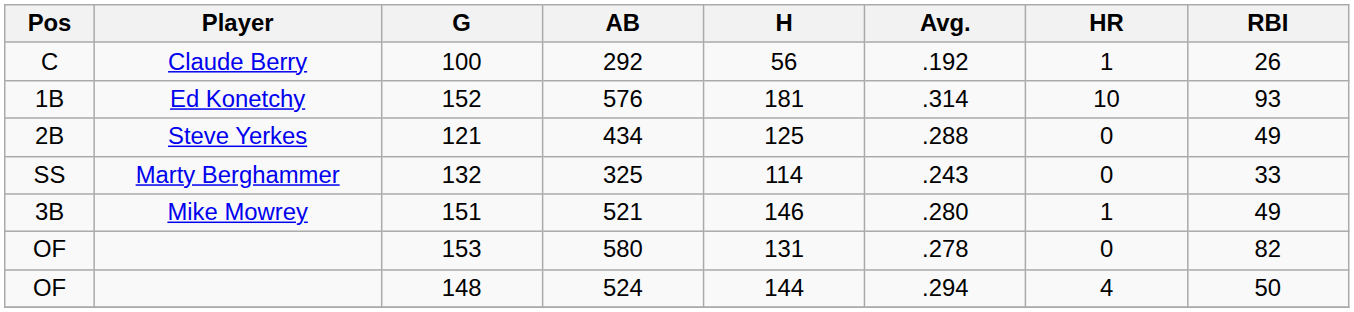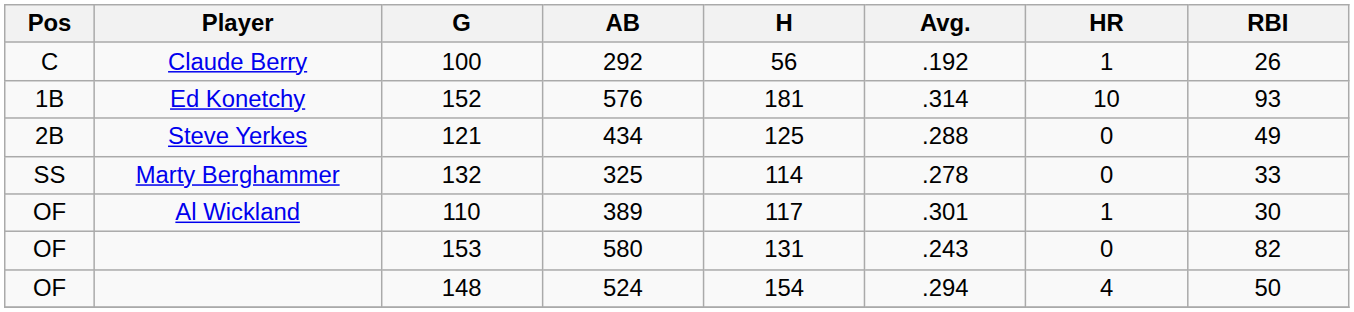(945, 174) .243 -> (945, 174) .278
- row: (462, 212)
+ row: (462, 212)
(945, 250) .278 -> (945, 250) .243
(784, 288) 144 -> (784, 288) 154
